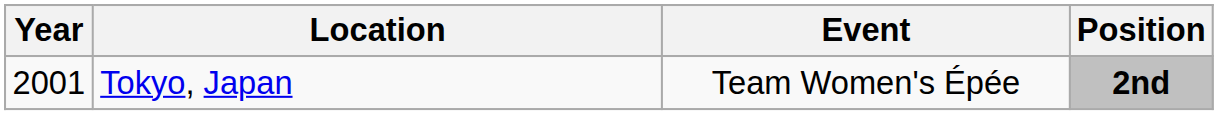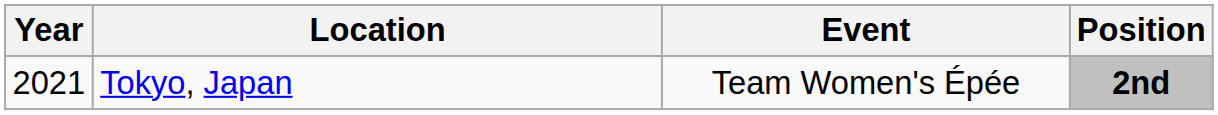(49, 82) 2001 -> (49, 82) 2021
